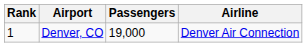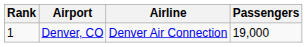columns swapped: (142, 13) <-> (240, 13)
